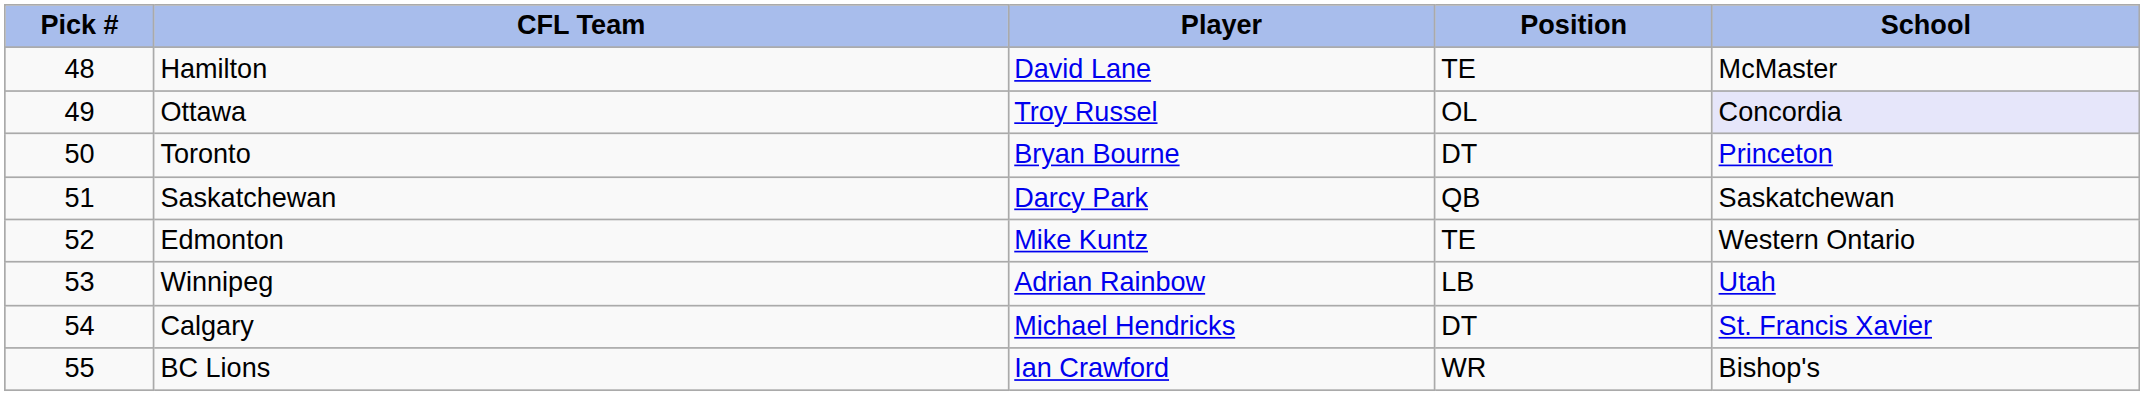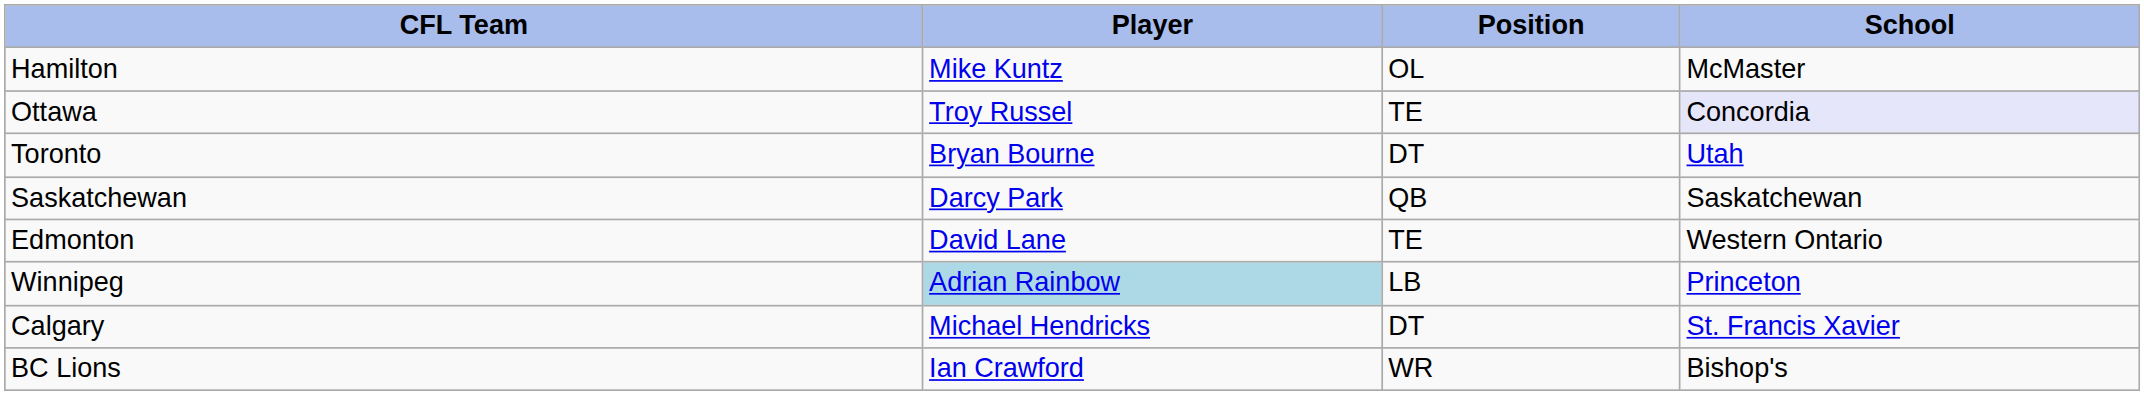- column: (80, 25)
(1083, 68) David Lane -> (996, 68) Mike Kuntz
(1458, 68) TE -> (1406, 68) OL
(1459, 111) OL -> (1405, 111) TE
(1776, 154) Princeton -> (1715, 154) Utah
(1081, 240) Mike Kuntz -> (998, 240) David Lane
(1110, 283) no background -> (1025, 283) lightblue background
(1747, 283) Utah -> (1744, 283) Princeton
